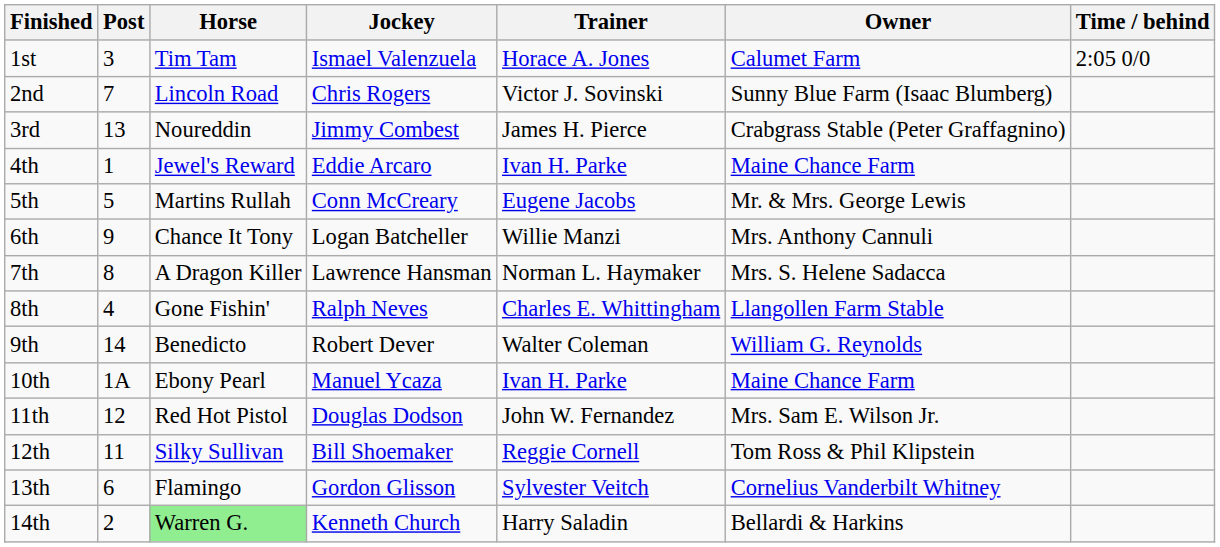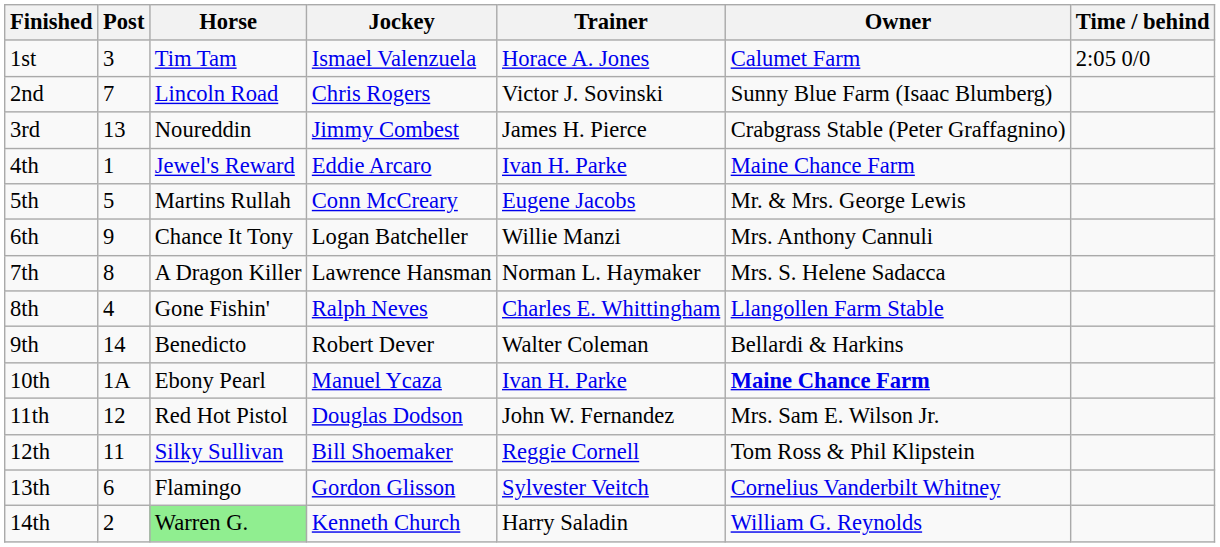(826, 344) William G. Reynolds -> (817, 344) Bellardi & Harkins
(823, 380) normal -> (830, 380) bold
(817, 523) Bellardi & Harkins -> (826, 523) William G. Reynolds
